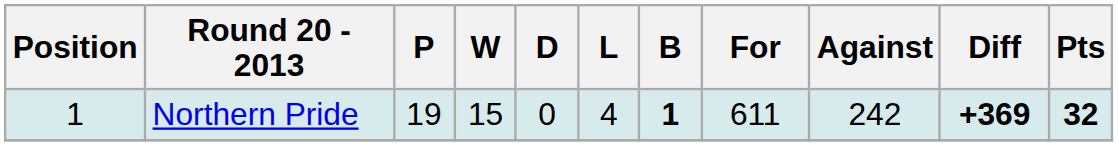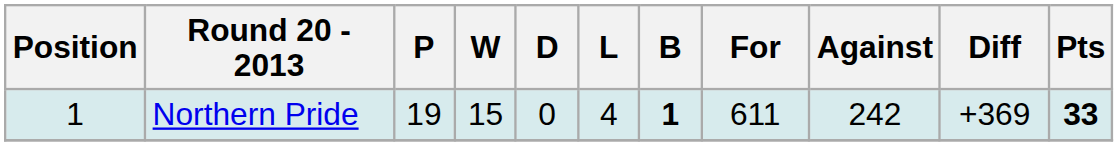(995, 115) bold -> (995, 115) normal
(1081, 115) 32 -> (1081, 115) 33
